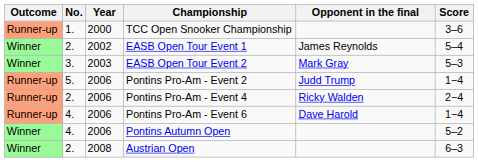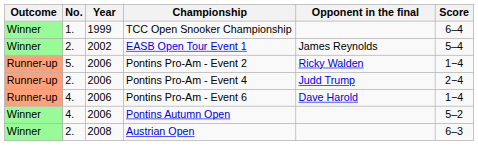+ row: (99, 30)
- row: (99, 30)
- row: (99, 64)
(327, 81) Judd Trump -> (331, 64) Ricky Walden
(331, 98) Ricky Walden -> (327, 81) Judd Trump
